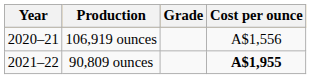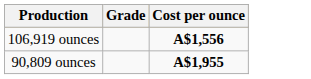- column: (33, 16)
(256, 39) normal -> (199, 39) bold
